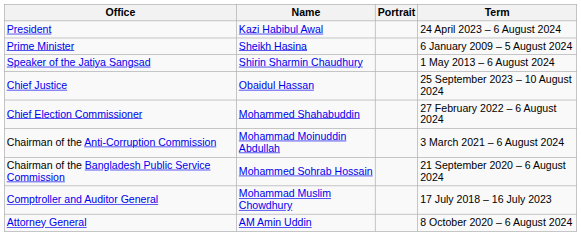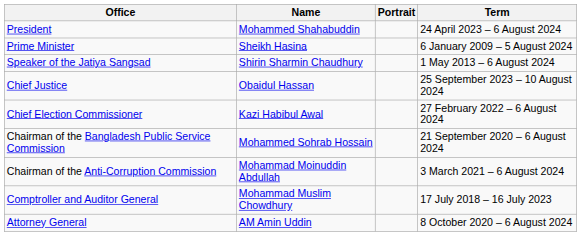(281, 29) Kazi Habibul Awal -> (299, 29) Mohammed Shahabuddin
(299, 114) Mohammed Shahabuddin -> (281, 114) Kazi Habibul Awal
rows swapped: (109, 171) <-> (112, 143)
